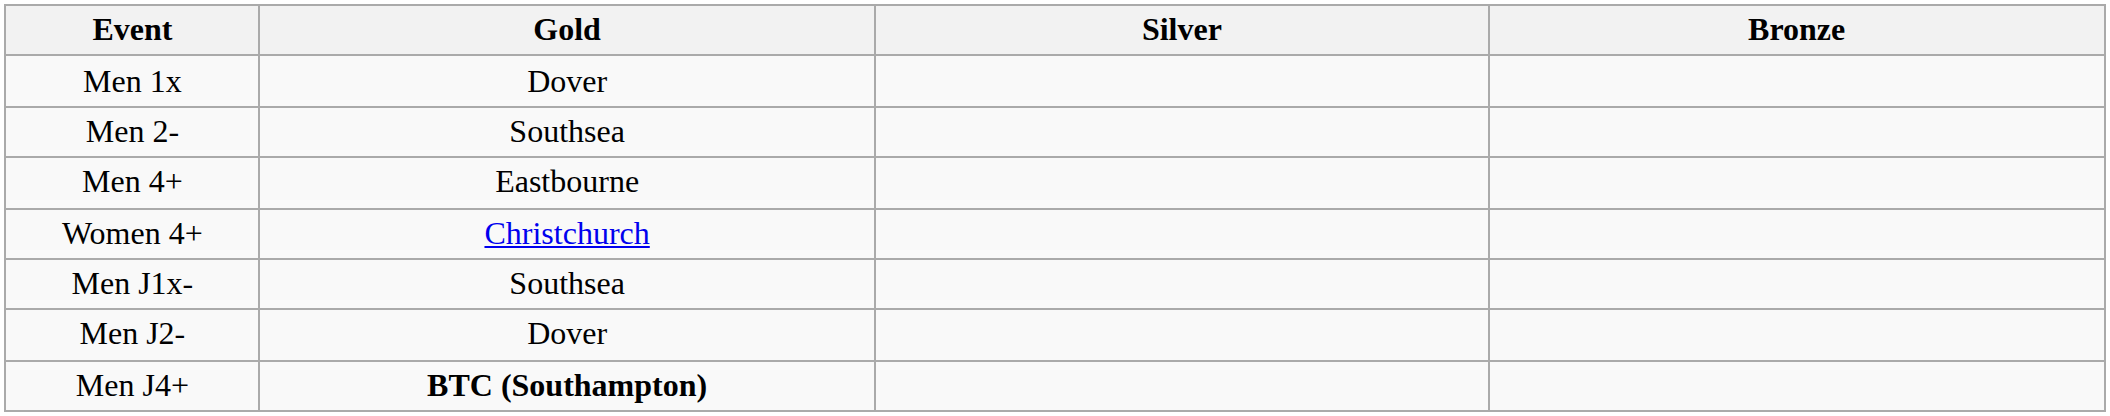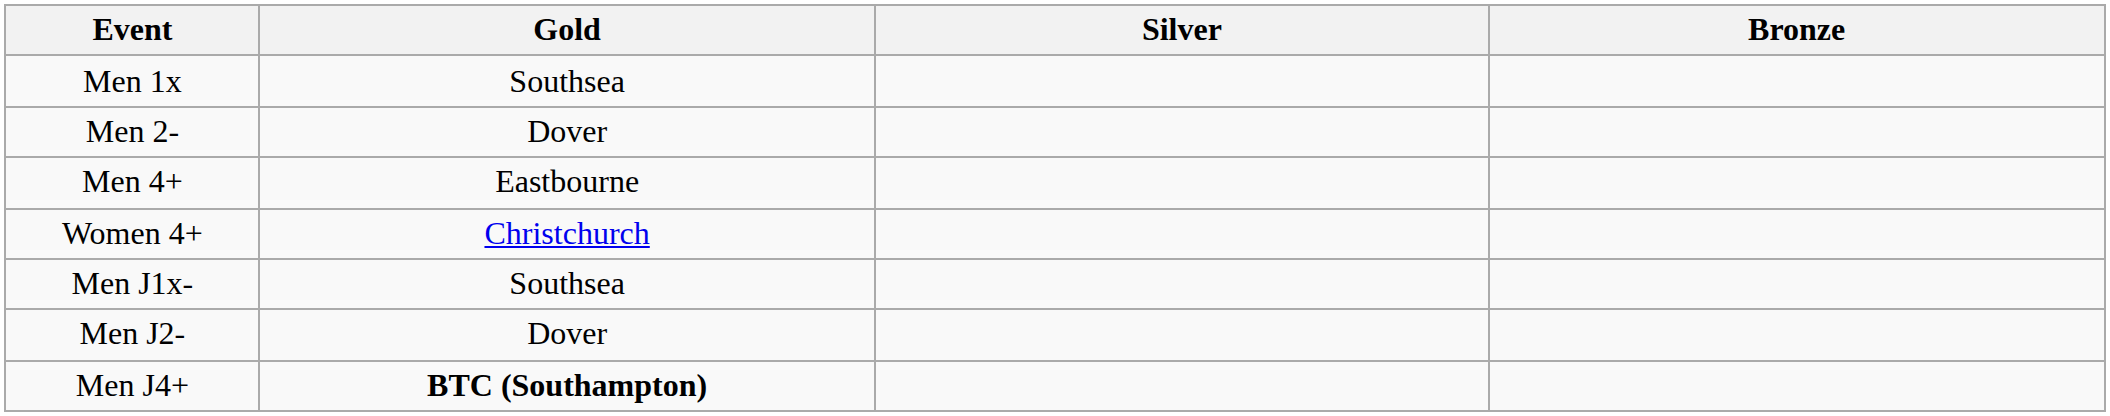(567, 80) Dover -> (567, 80) Southsea
(567, 131) Southsea -> (567, 131) Dover
